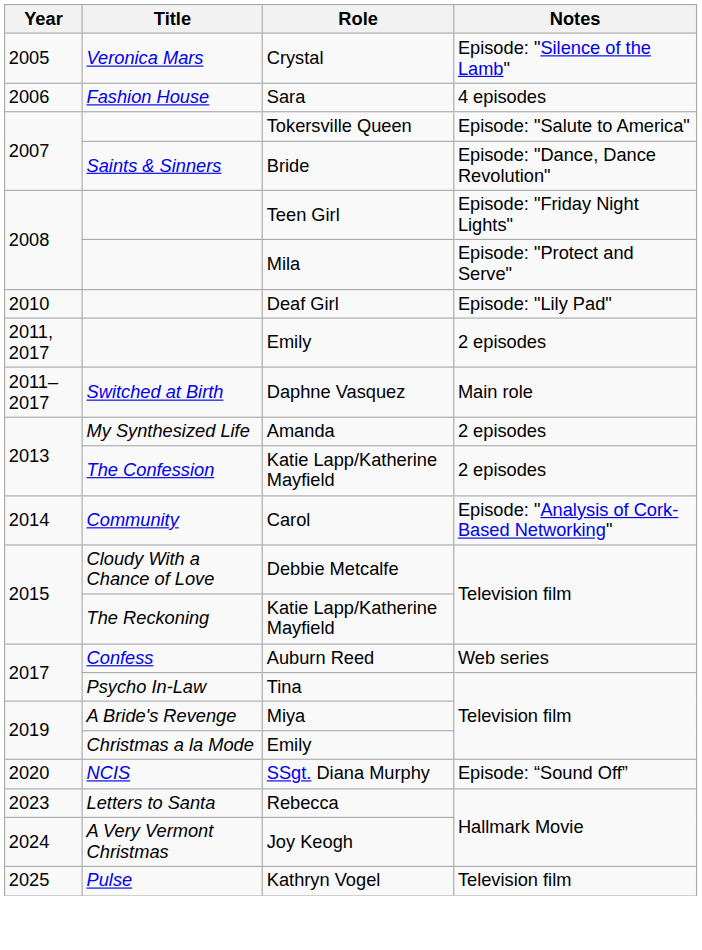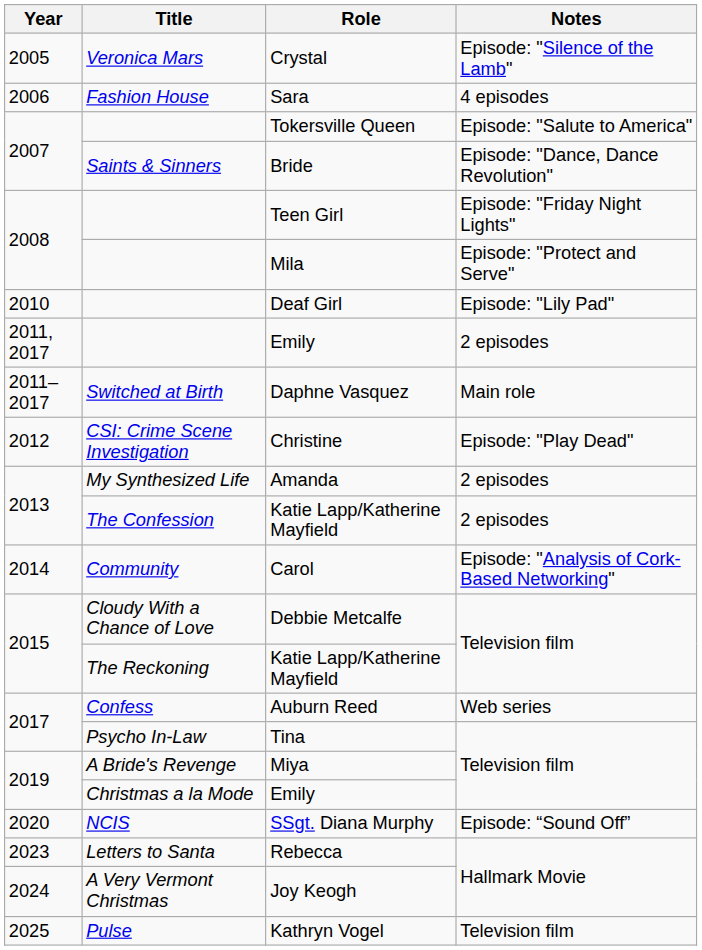+ row: (159, 441)
